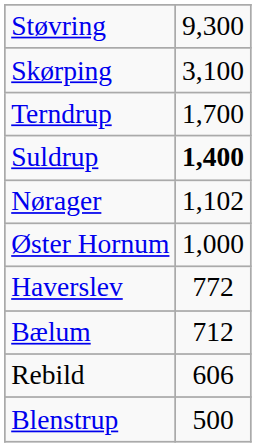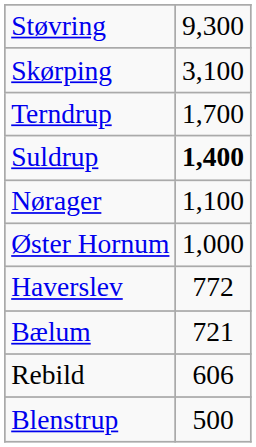(213, 200) 1,102 -> (213, 200) 1,100
(213, 331) 712 -> (213, 331) 721
